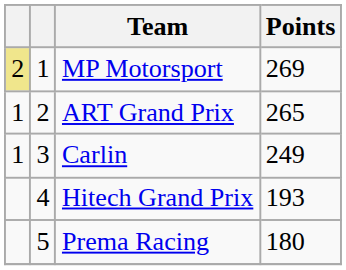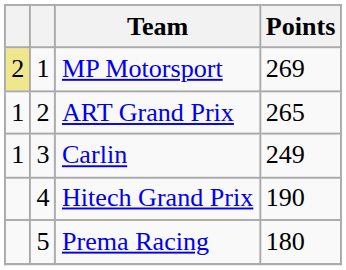(285, 197) 193 -> (285, 197) 190
